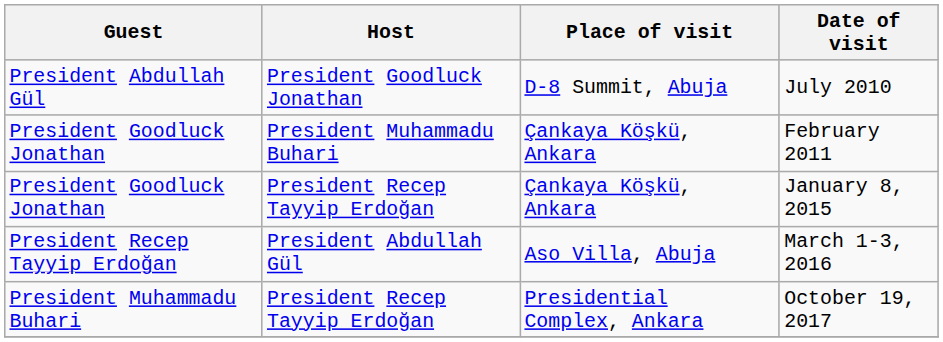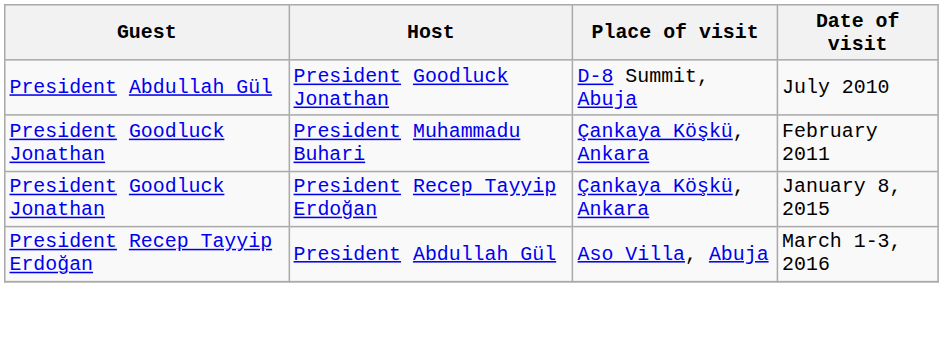- row: (850, 309)
